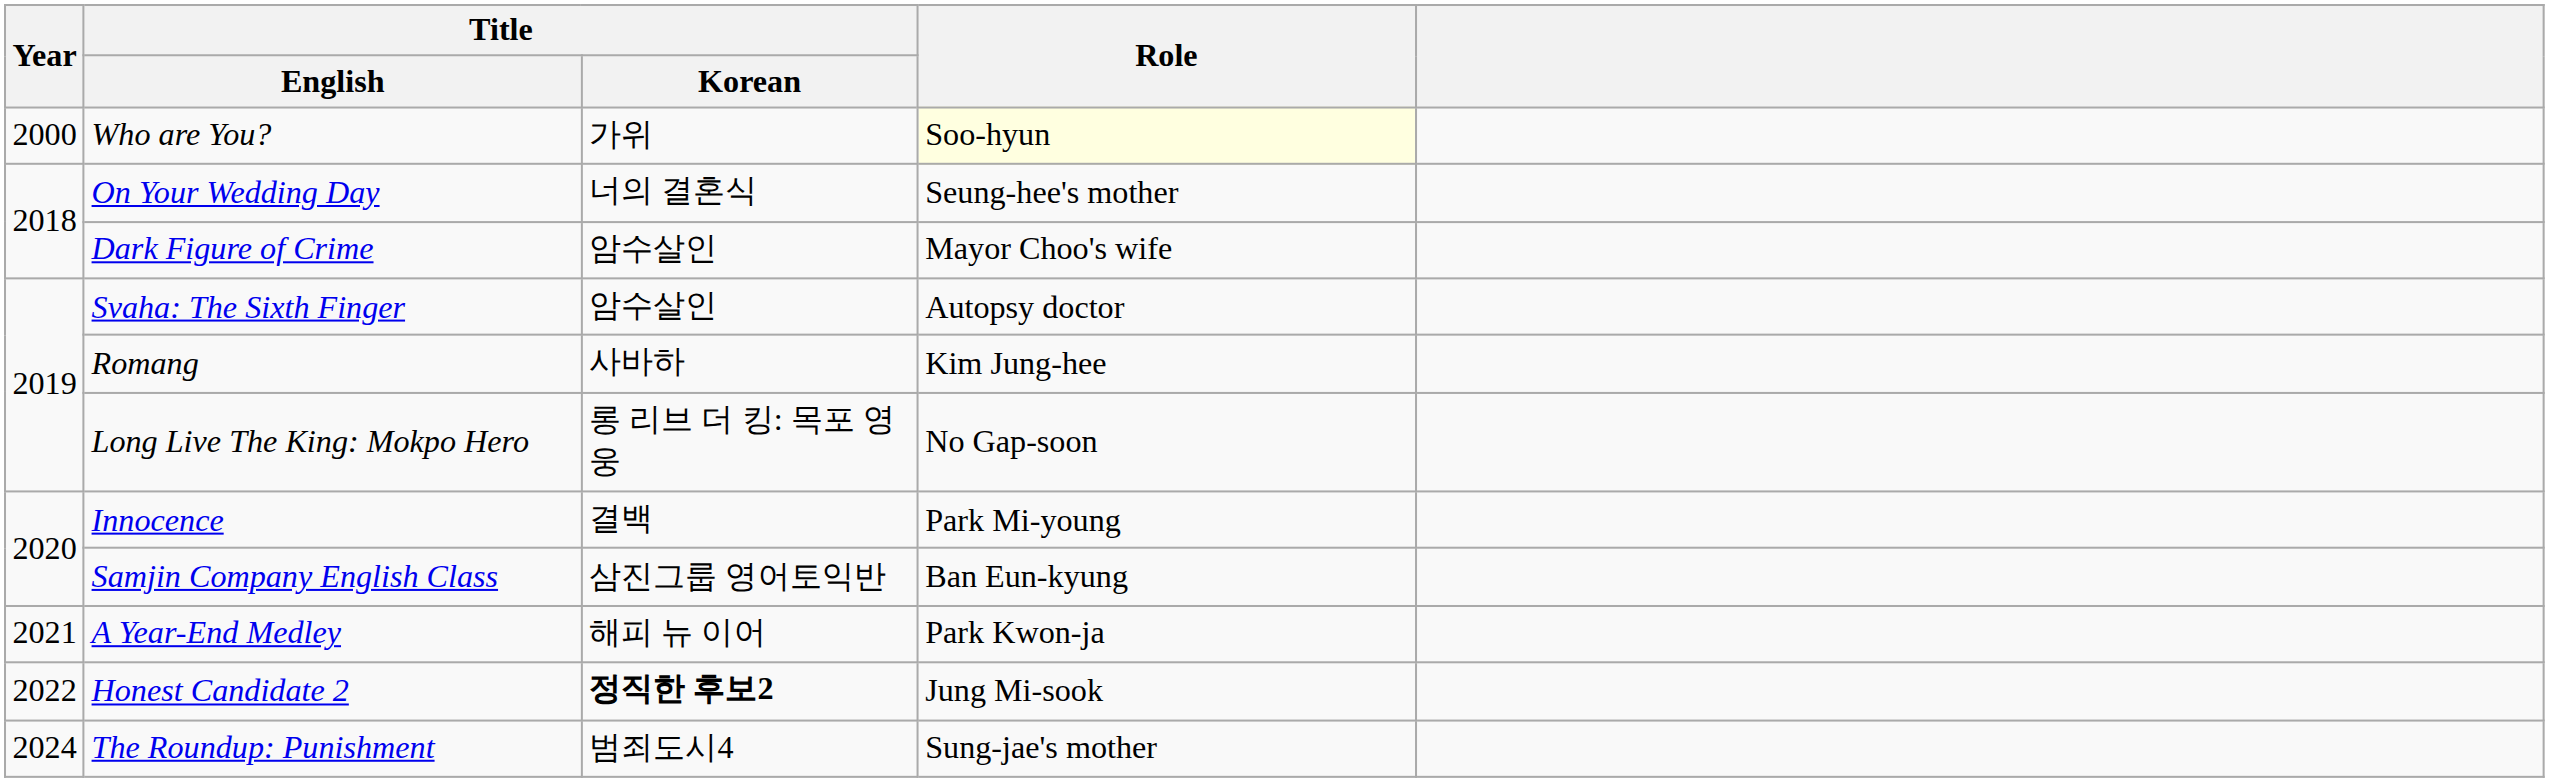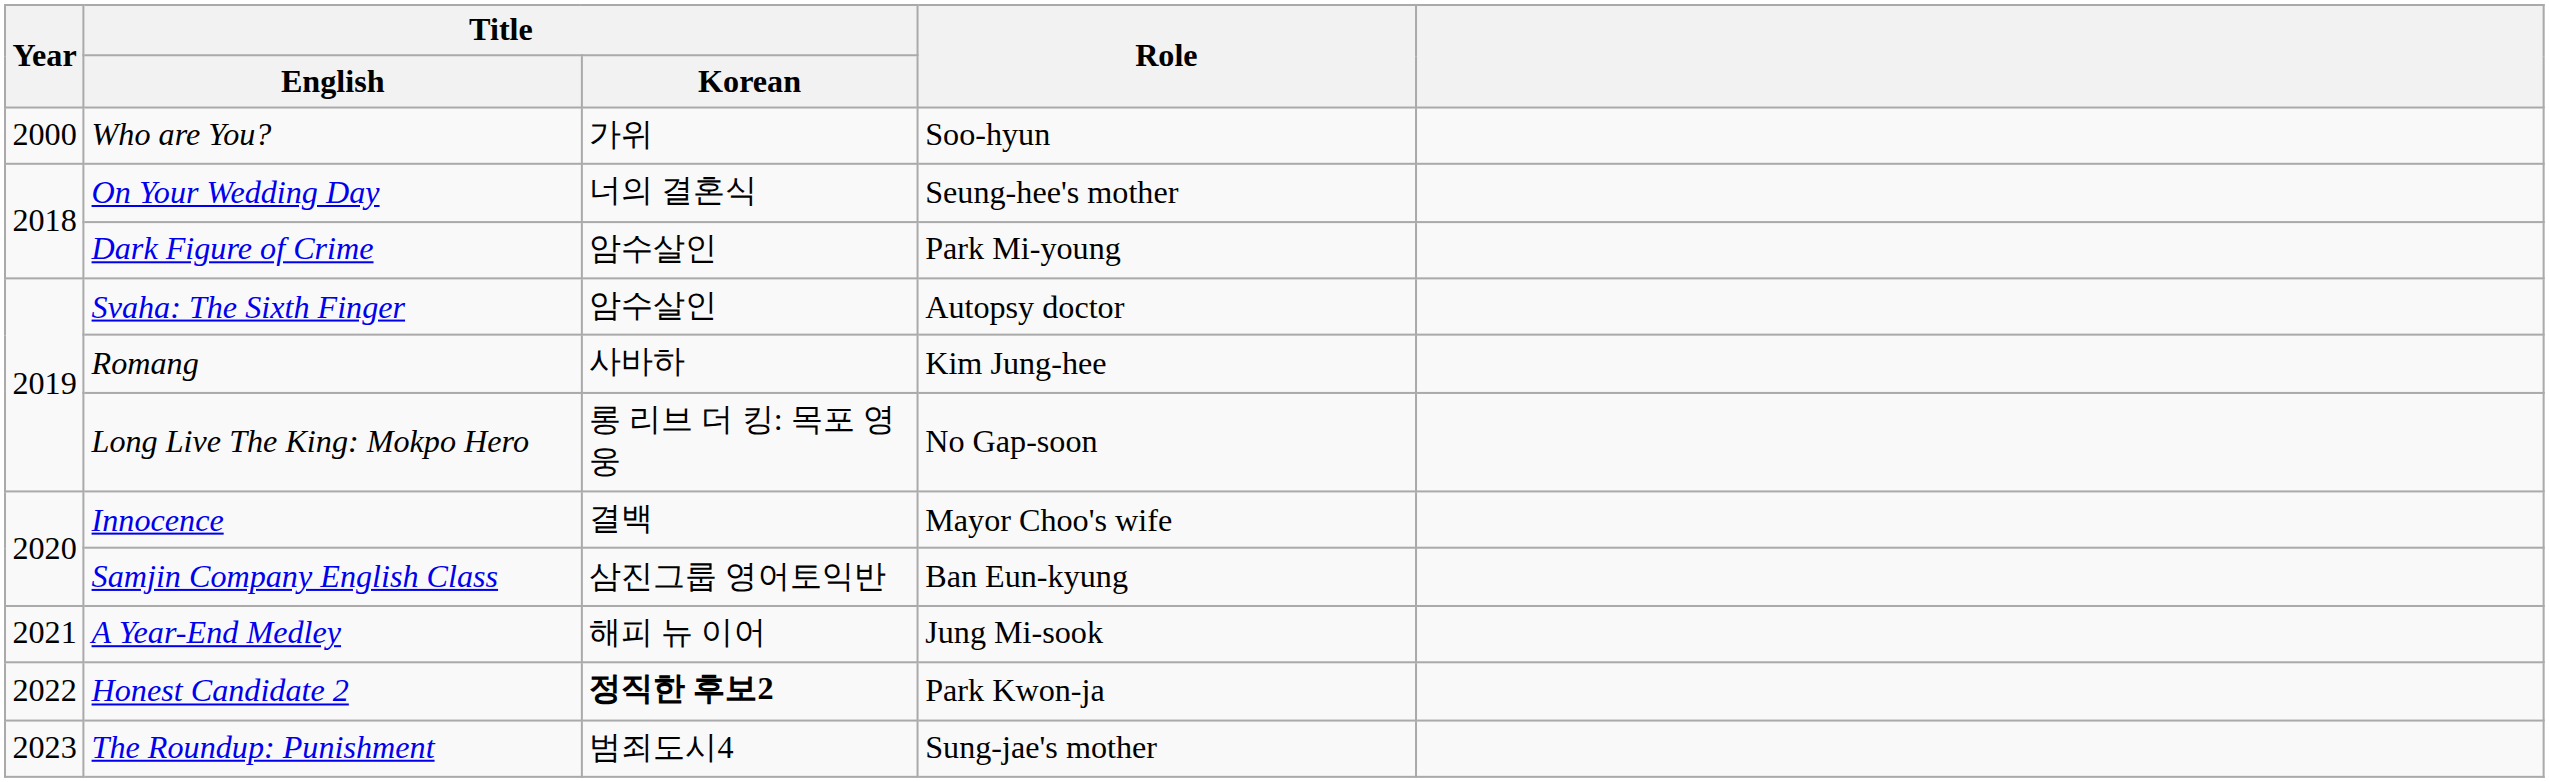(988, 135) lightyellow background -> (988, 135) no background
(1049, 249) Mayor Choo's wife -> (1023, 249) Park Mi-young
(1023, 519) Park Mi-young -> (1049, 519) Mayor Choo's wife
(1015, 633) Park Kwon-ja -> (1014, 633) Jung Mi-sook
(1014, 690) Jung Mi-sook -> (1015, 690) Park Kwon-ja
(45, 747) 2024 -> (45, 747) 2023
